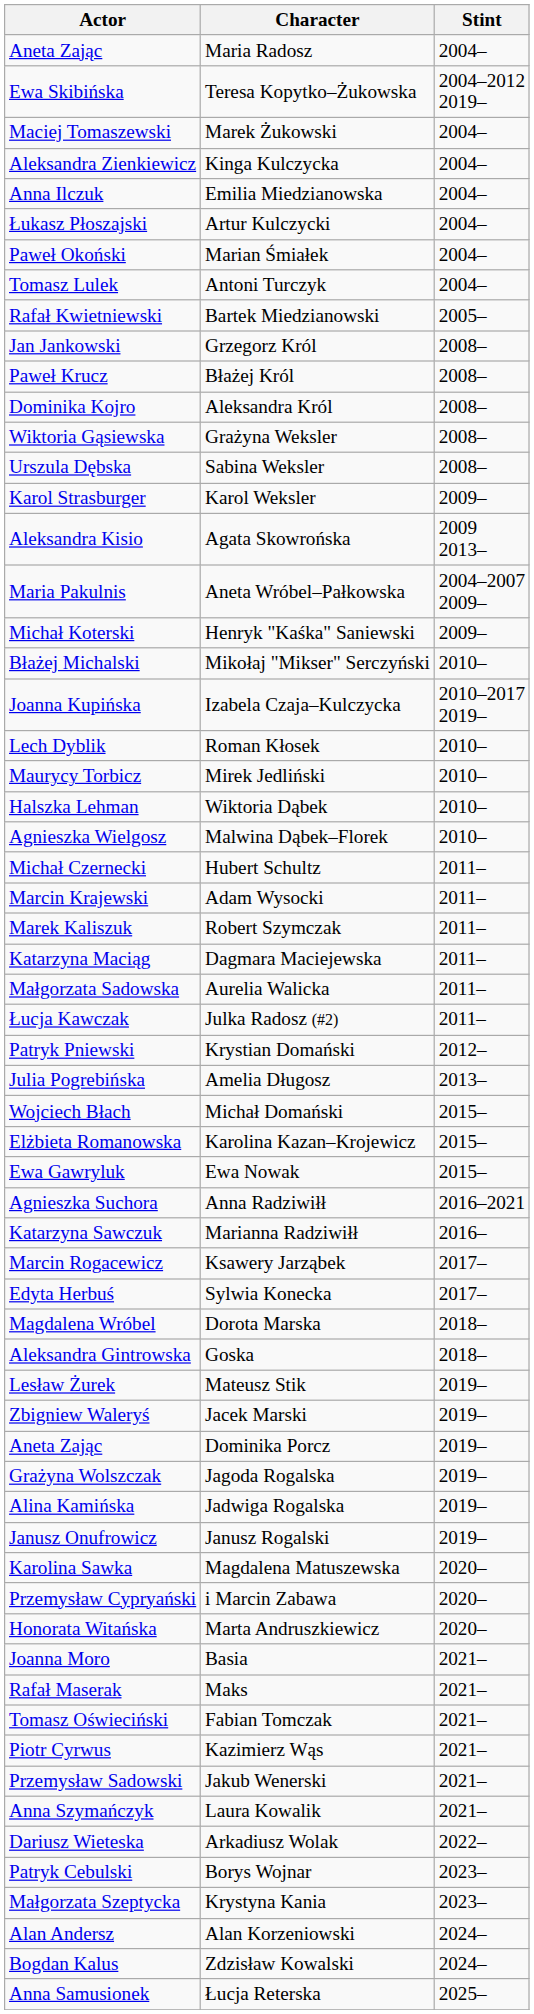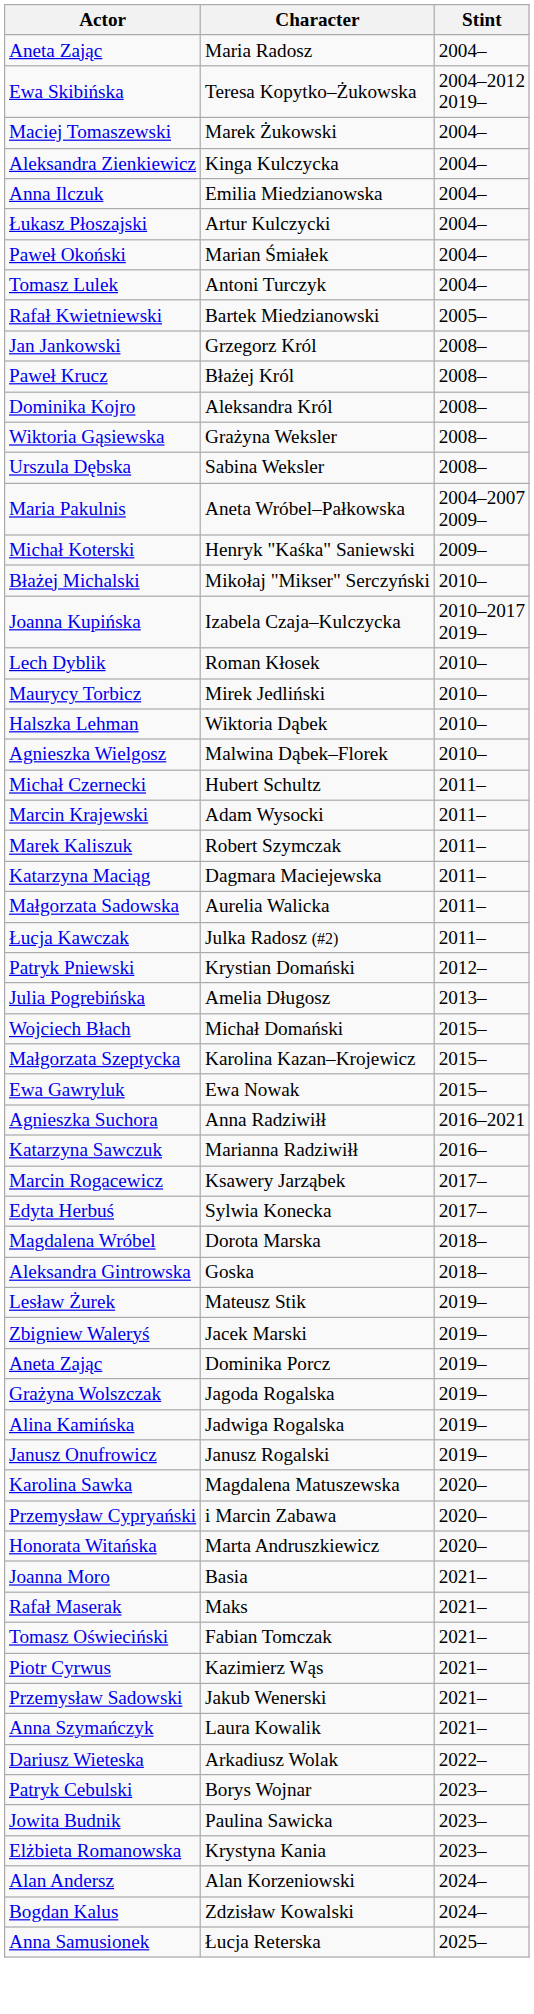- row: (260, 498)
- row: (278, 539)
(95, 1141) Elżbieta Romanowska -> (95, 1058) Małgorzata Szeptycka
+ row: (269, 1820)
(95, 1902) Małgorzata Szeptycka -> (95, 1850) Elżbieta Romanowska
